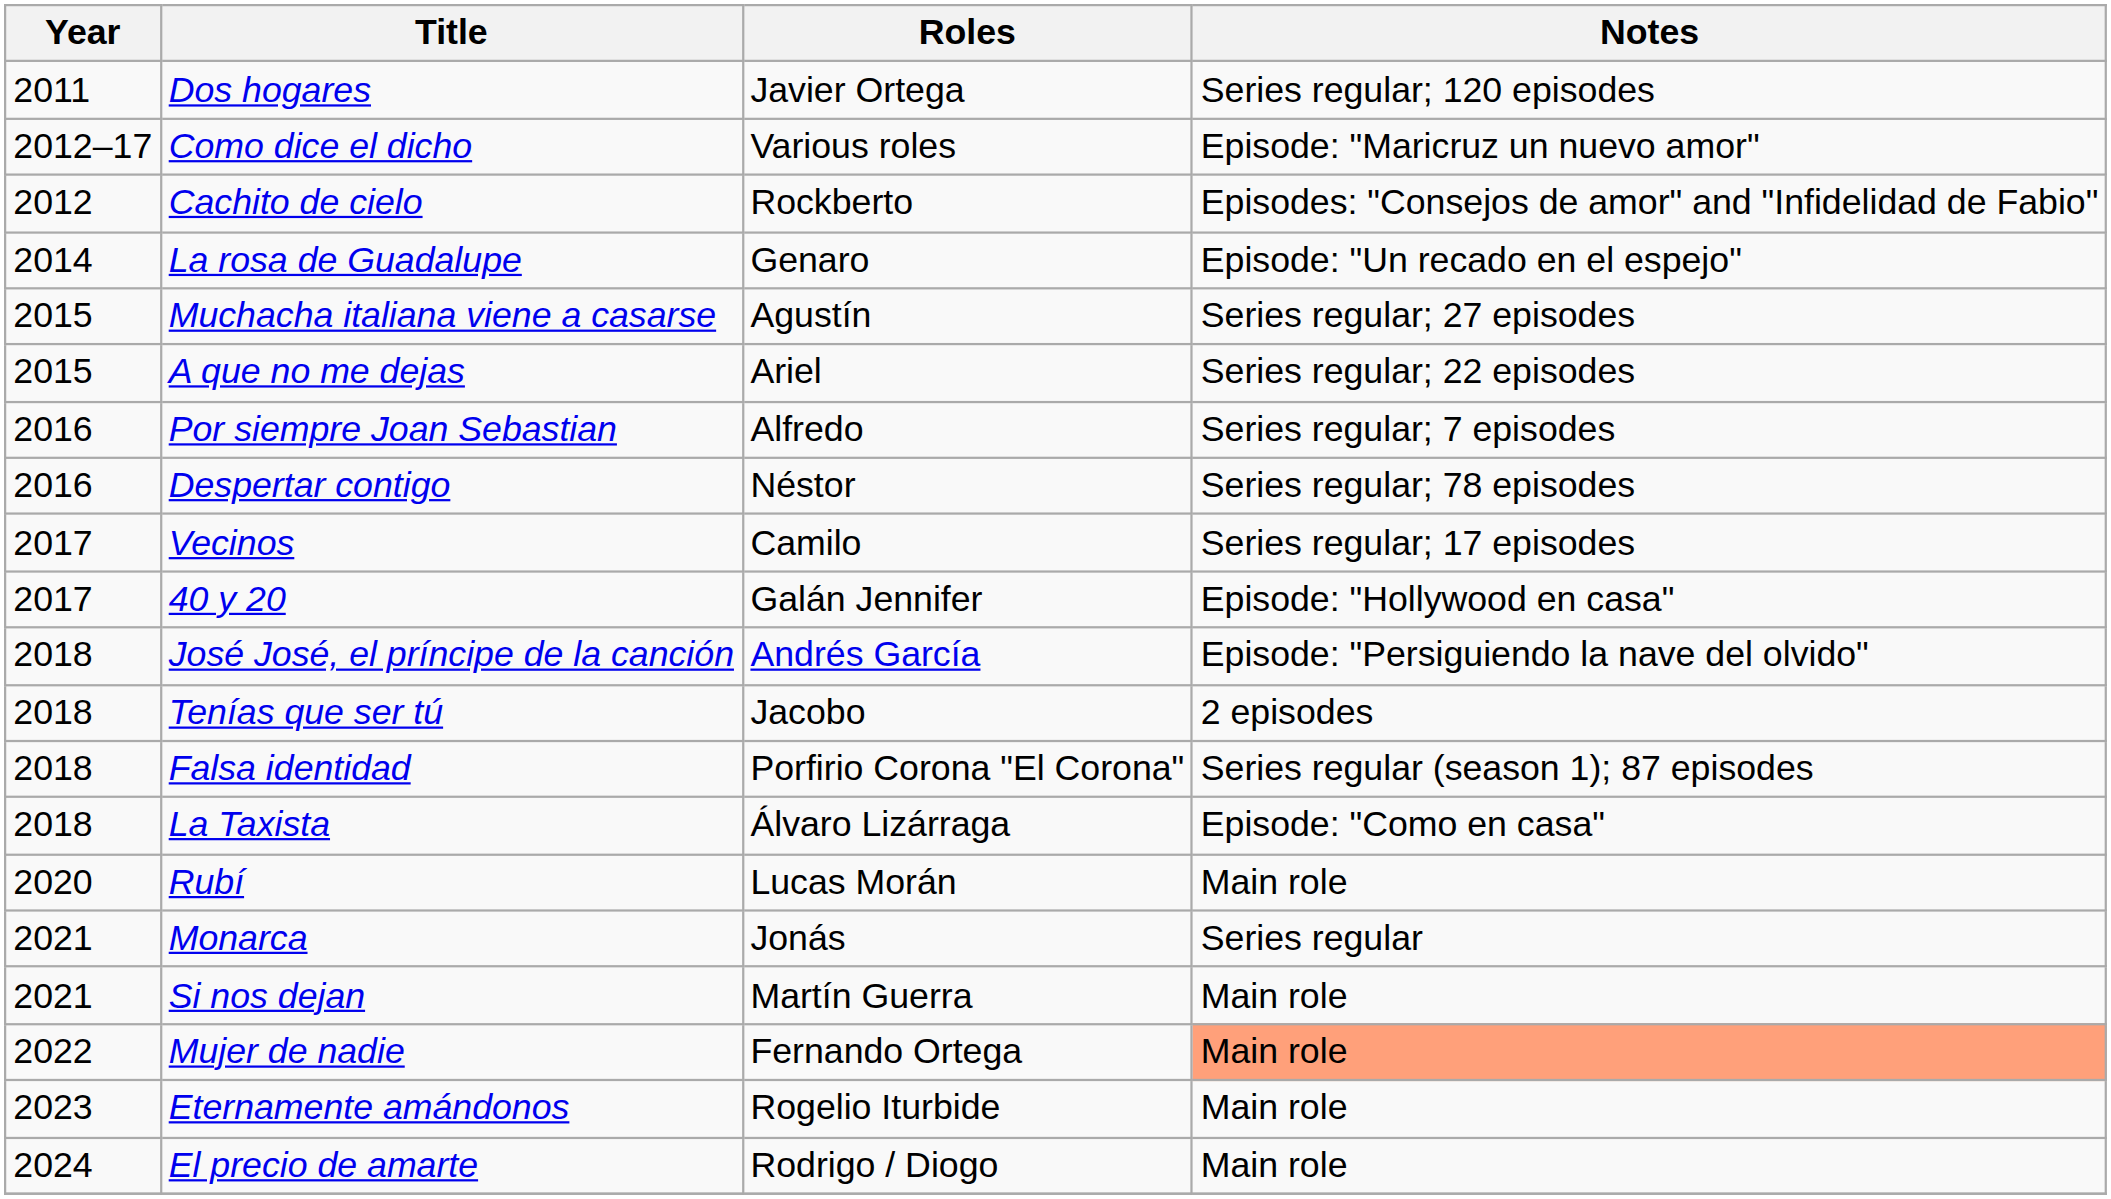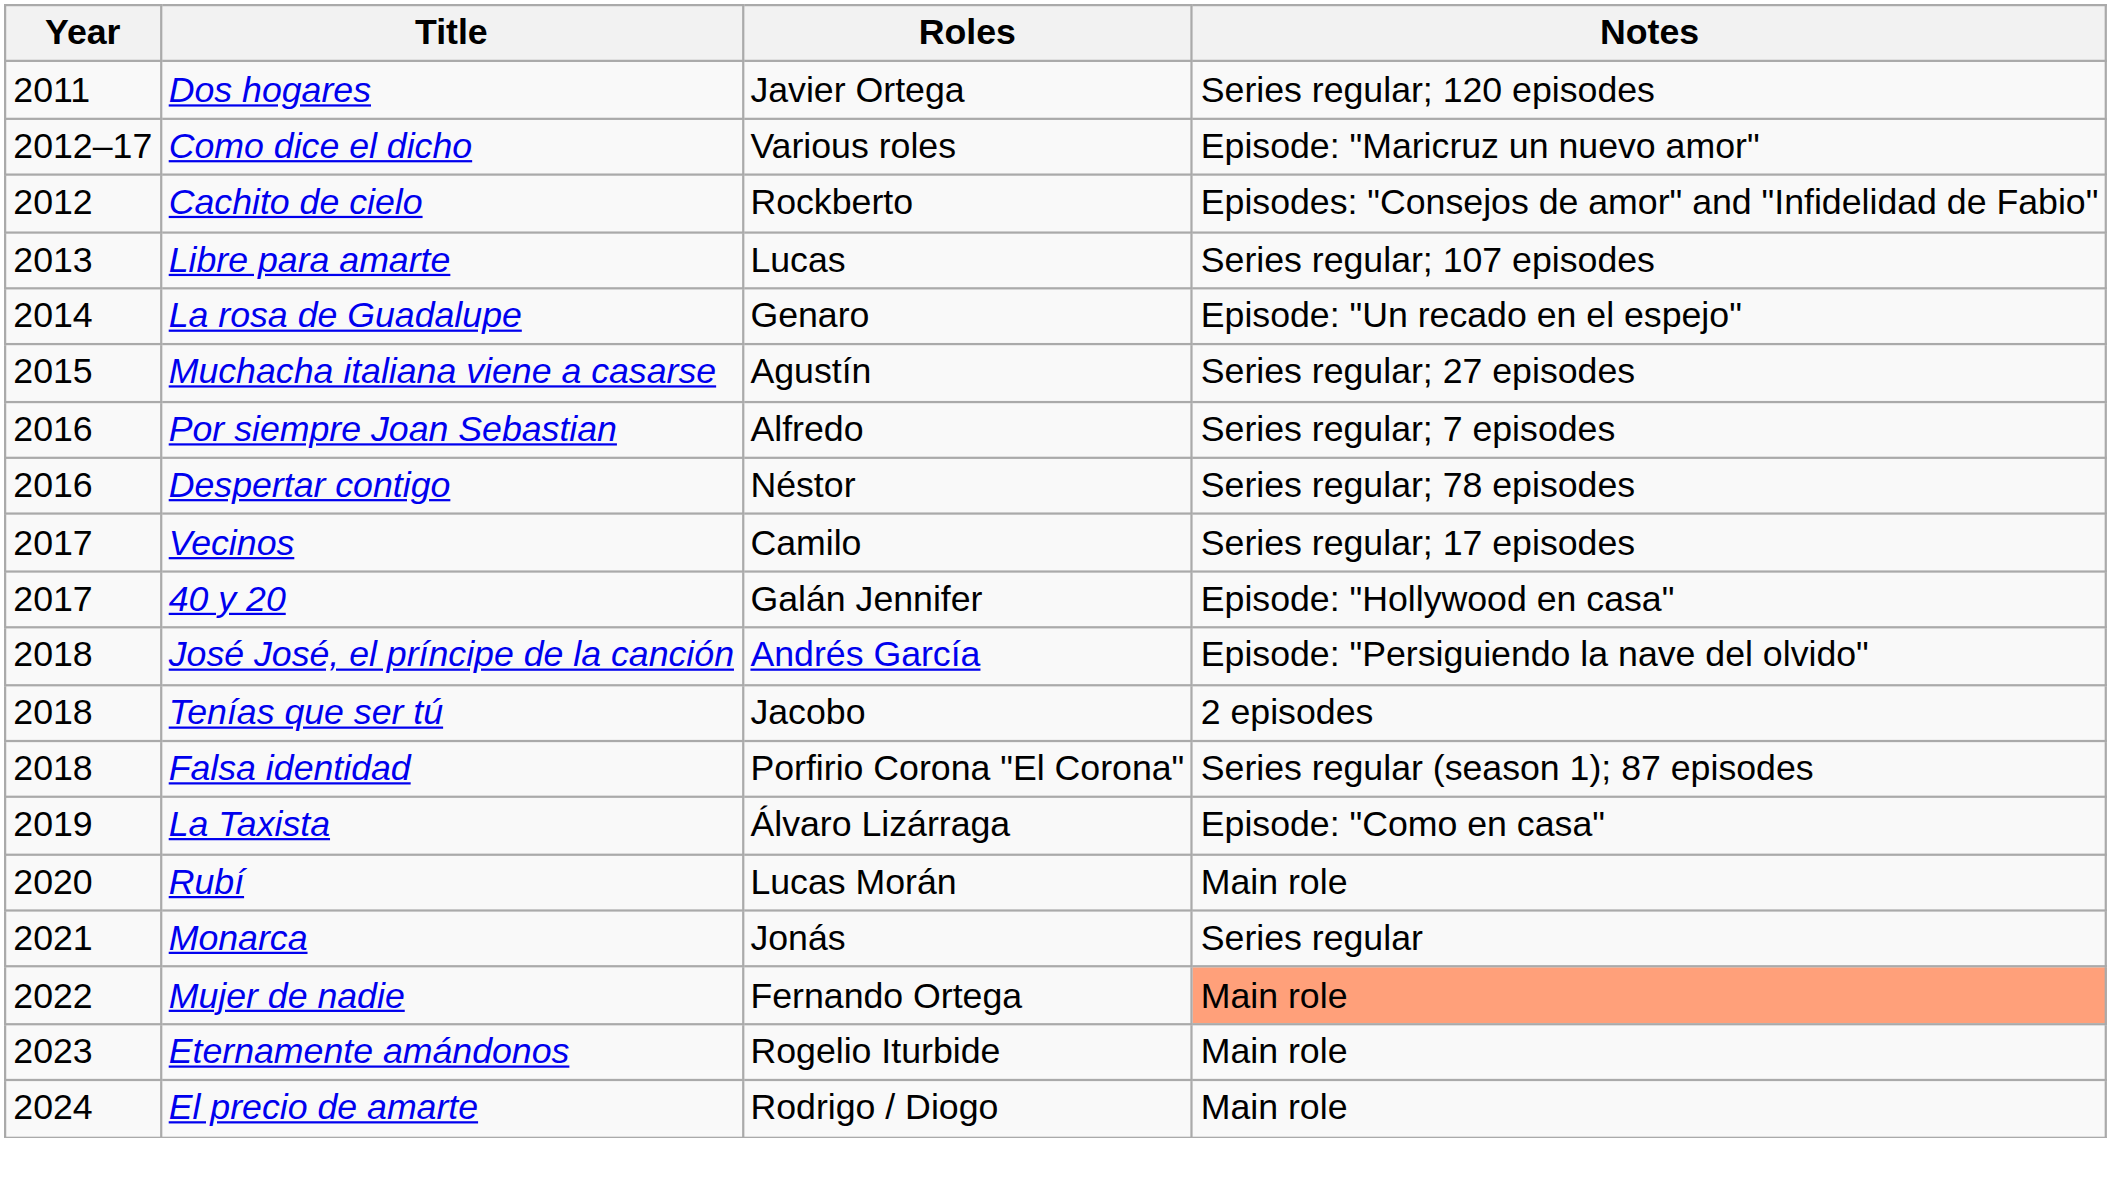+ row: (310, 259)
- row: (317, 372)
(53, 825) 2018 -> (53, 825) 2019
- row: (267, 994)
